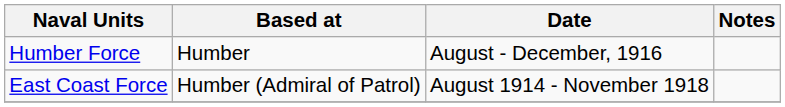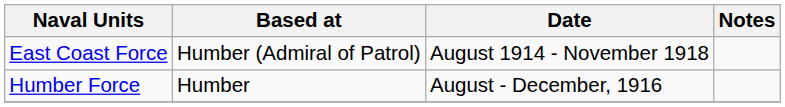rows swapped: (75, 53) <-> (88, 85)
